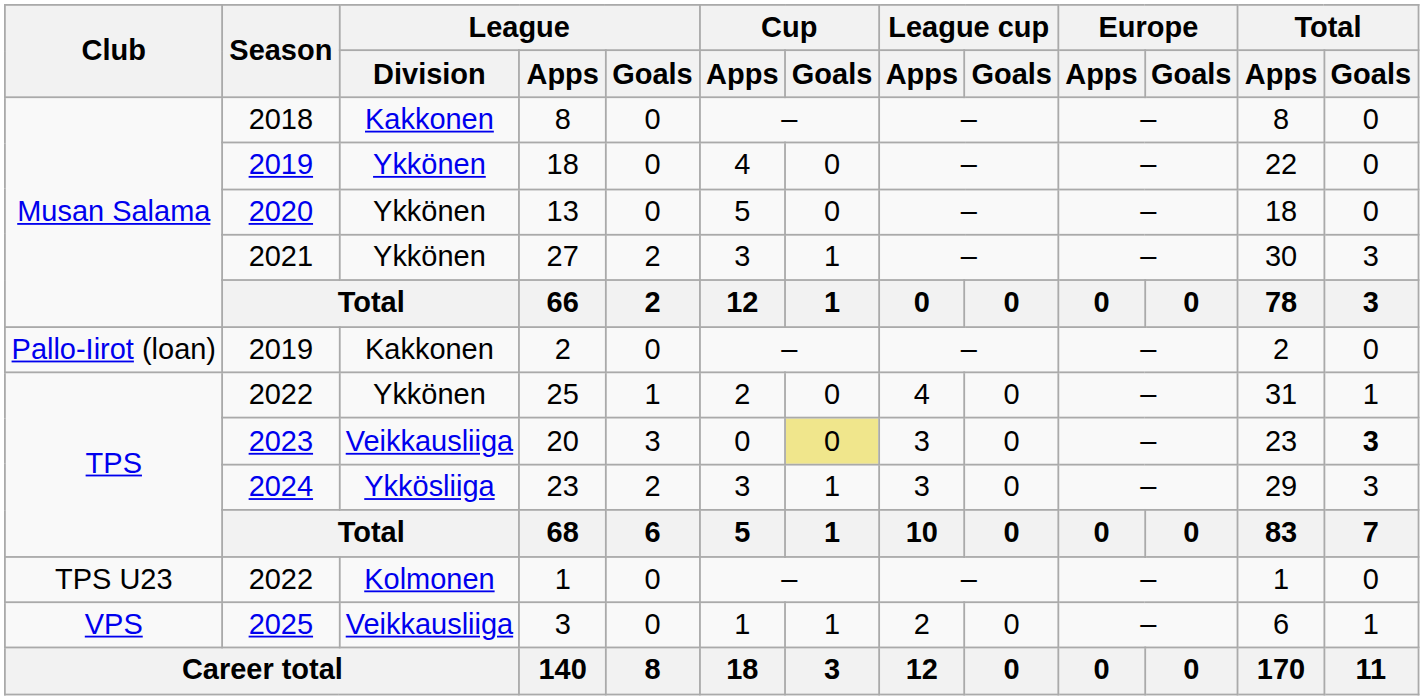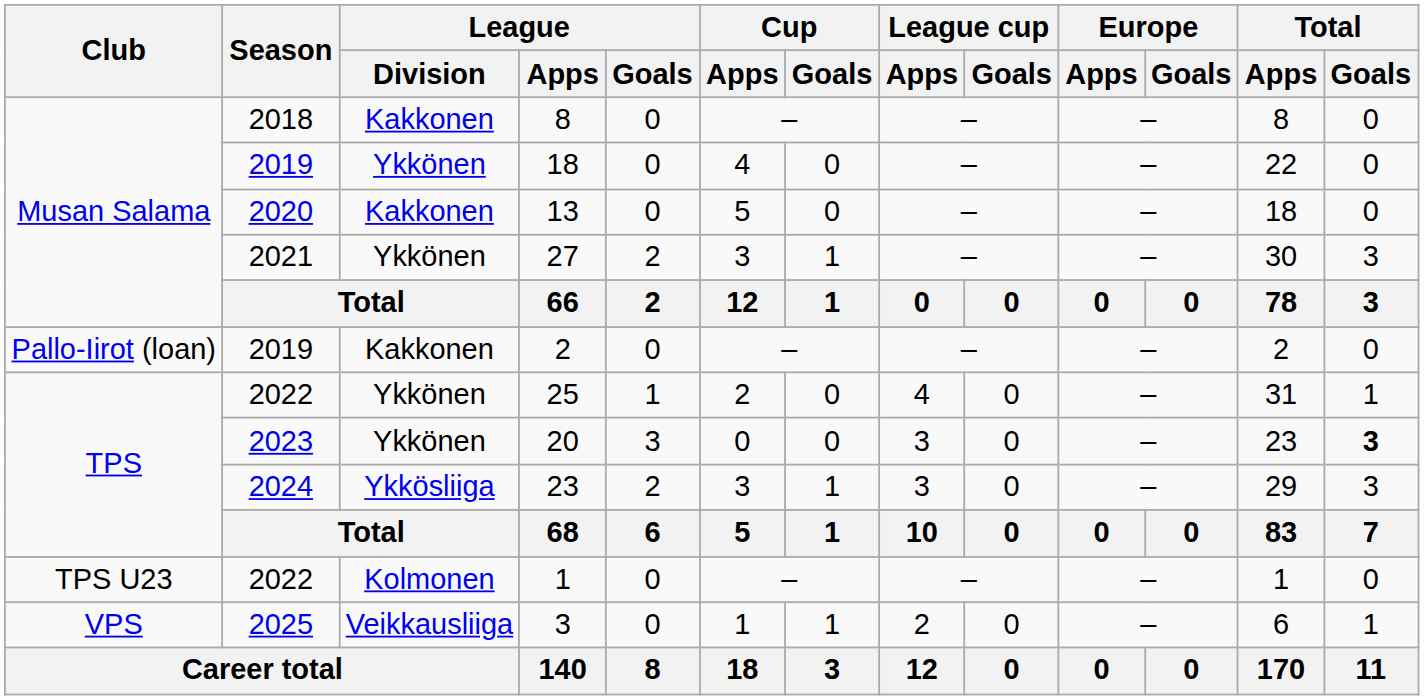(429, 211) Ykkönen -> (429, 211) Kakkonen
(429, 440) Veikkausliiga -> (429, 440) Ykkönen
(832, 440) khaki background -> (832, 440) no background
